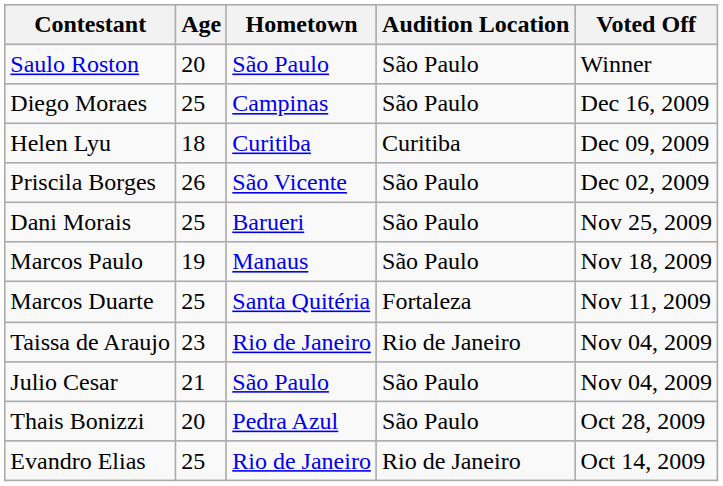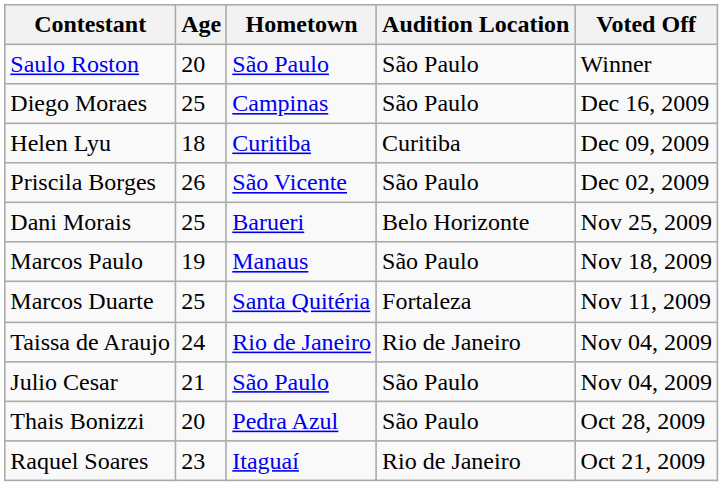(430, 222) São Paulo -> (456, 222) Belo Horizonte
(193, 341) 23 -> (193, 341) 24
+ row: (79, 460)
- row: (78, 460)
